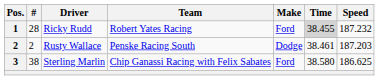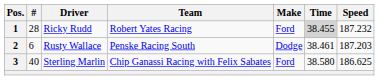(31, 46) 2 -> (31, 46) 6
(34, 62) 38 -> (34, 62) 40
